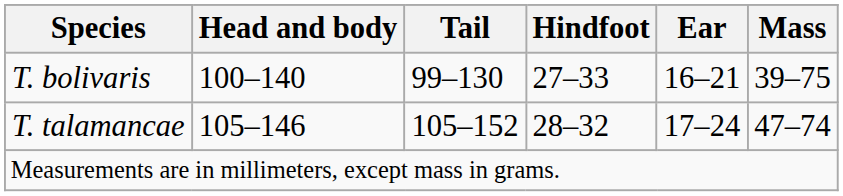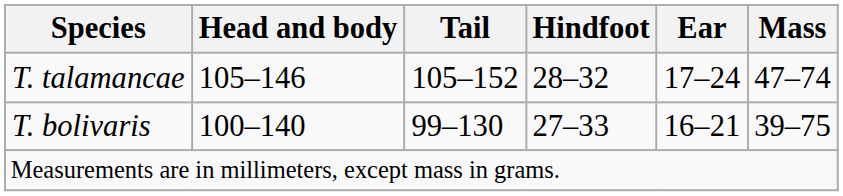rows swapped: (81, 77) <-> (98, 125)
